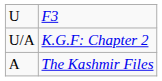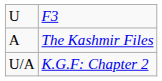rows swapped: (22, 40) <-> (14, 64)
